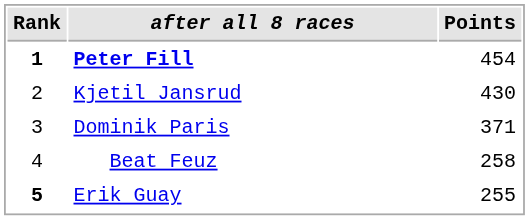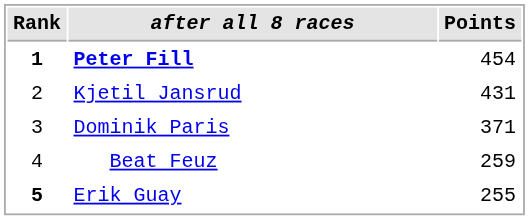(498, 93) 430 -> (498, 93) 431
(498, 162) 258 -> (498, 162) 259
